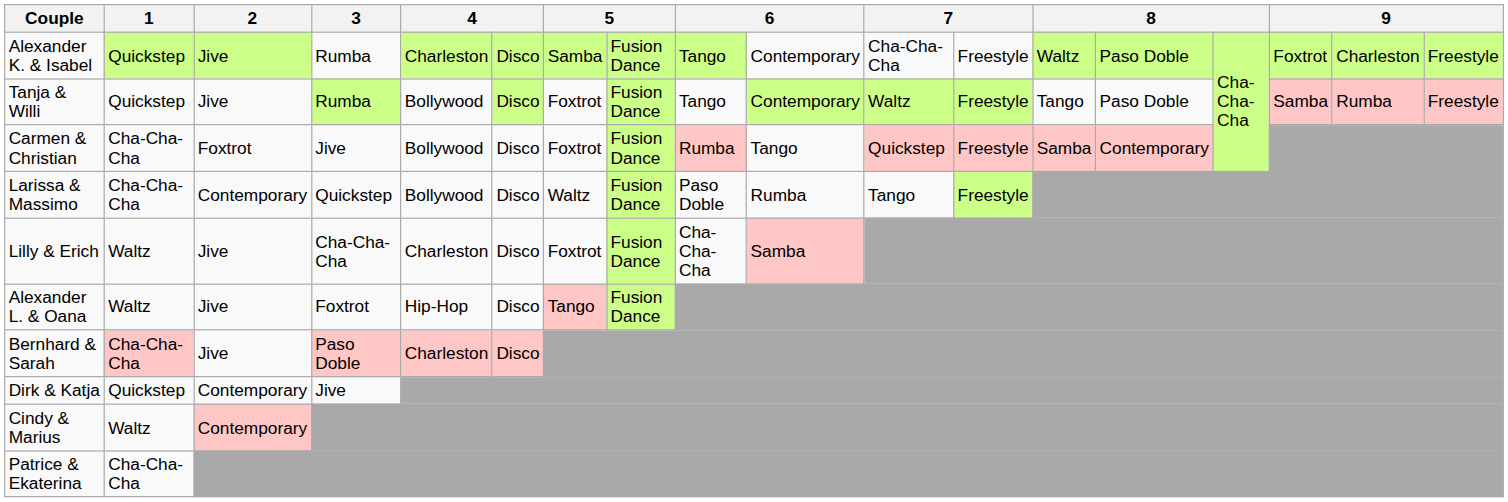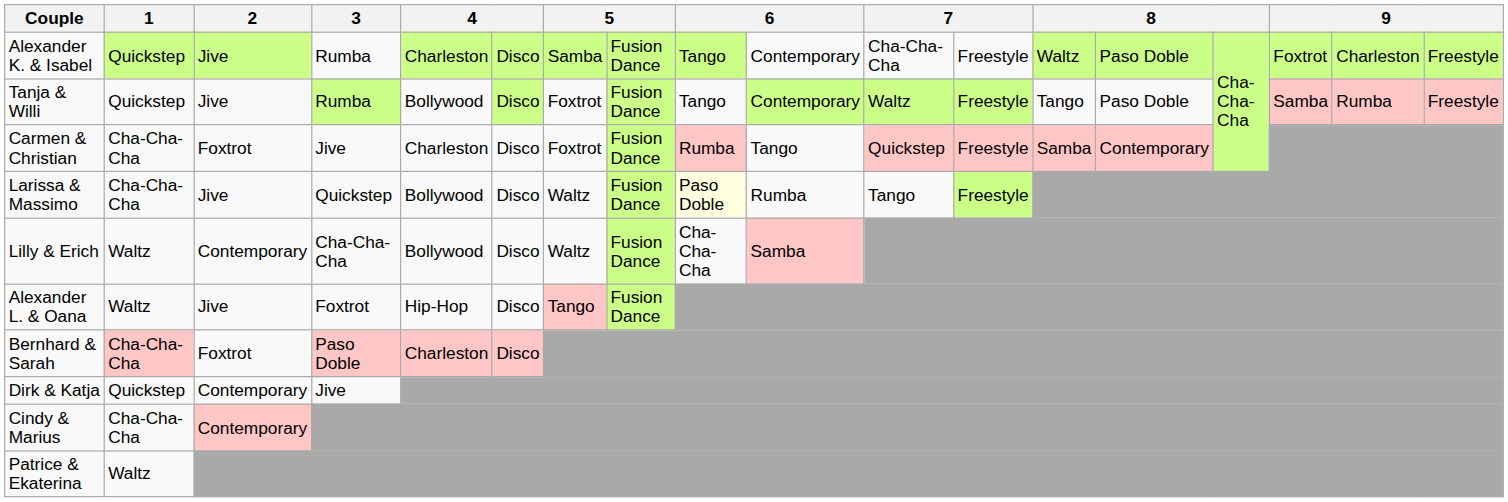(444, 149) Bollywood -> (447, 149) Charleston
(252, 195) Contemporary -> (213, 195) Jive
(701, 195) no background -> (701, 195) lightyellow background
(213, 251) Jive -> (252, 251) Contemporary
(447, 251) Charleston -> (444, 251) Bollywood
(575, 251) Foxtrot -> (569, 251) Waltz
(213, 354) Jive -> (225, 354) Foxtrot
(129, 428) Waltz -> (146, 428) Cha-Cha-Cha
(146, 474) Cha-Cha-Cha -> (129, 474) Waltz
